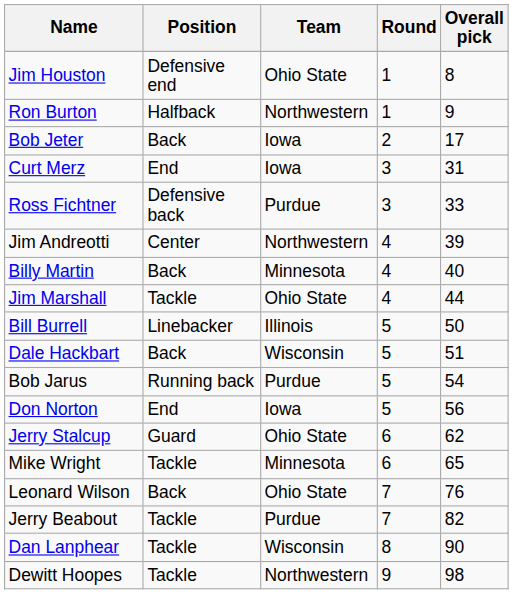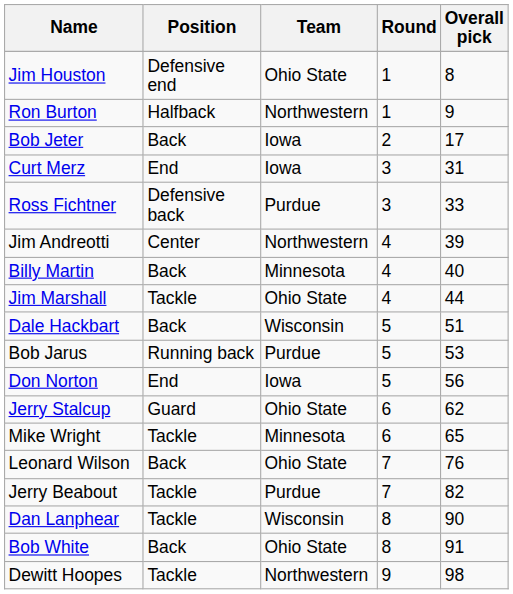- row: (48, 326)
(454, 381) 54 -> (454, 353) 53
+ row: (49, 547)
